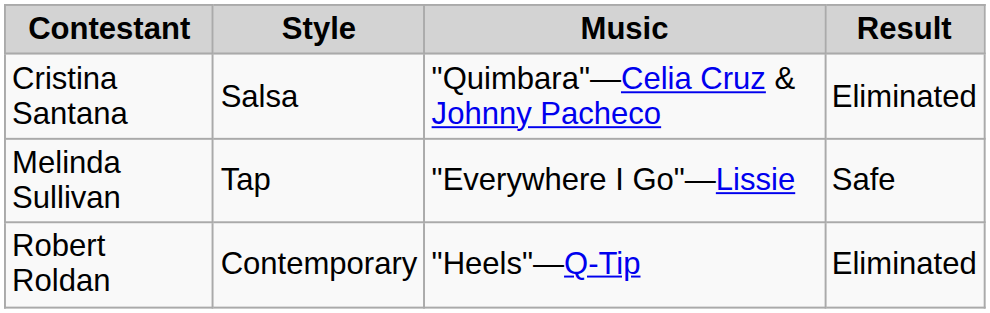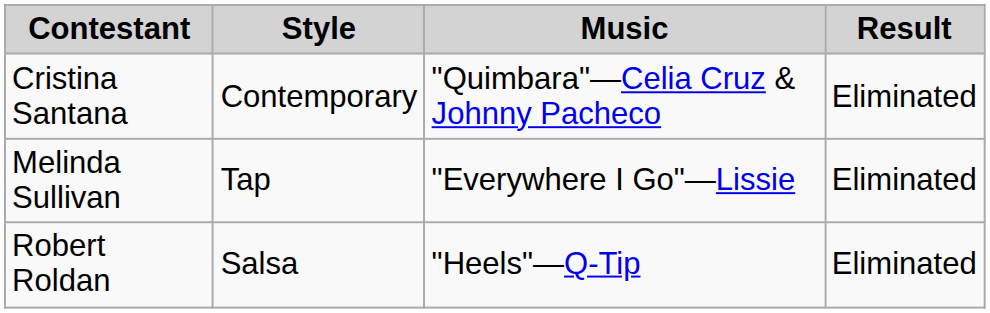(259, 95) Salsa -> (319, 95) Contemporary
(864, 179) Safe -> (904, 179) Eliminated
(319, 264) Contemporary -> (259, 264) Salsa
